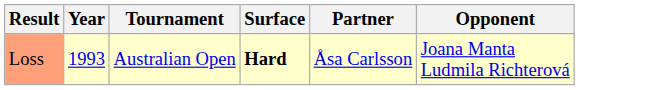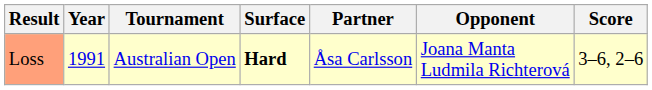+ column: (611, 19)
(87, 59) 1993 -> (87, 59) 1991
